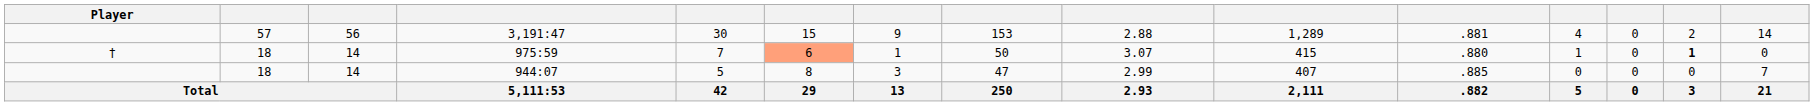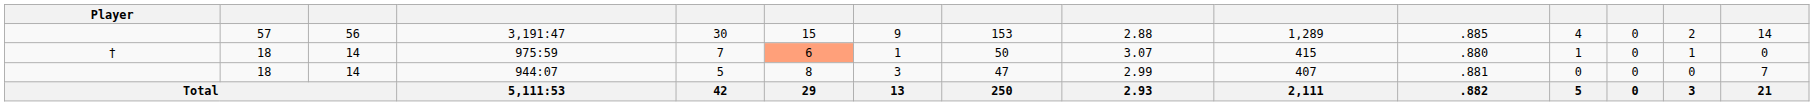(1474, 33) .881 -> (1474, 33) .885
(1692, 53) bold -> (1692, 53) normal
(1474, 72) .885 -> (1474, 72) .881
